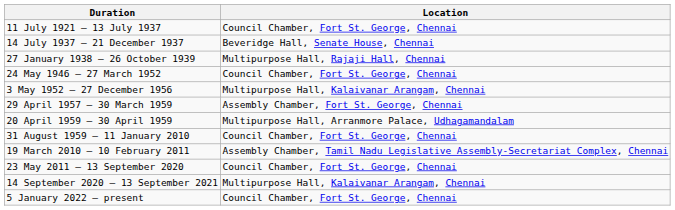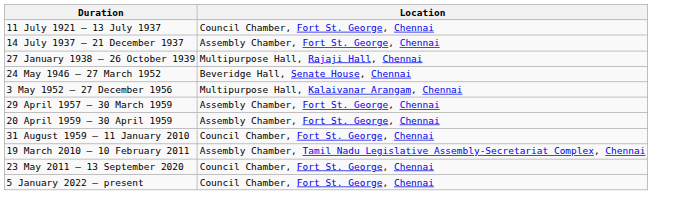(328, 43) Beveridge Hall, Senate House, Chennai -> (320, 43) Assembly Chamber, Fort St. George, Chennai
(340, 74) Council Chamber, Fort St. George, Chennai -> (305, 74) Beveridge Hall, Senate House, Chennai
(368, 120) Multipurpose Hall, Arranmore Palace, Udhagamandalam -> (320, 120) Assembly Chamber, Fort St. George, Chennai
- row: (112, 182)
